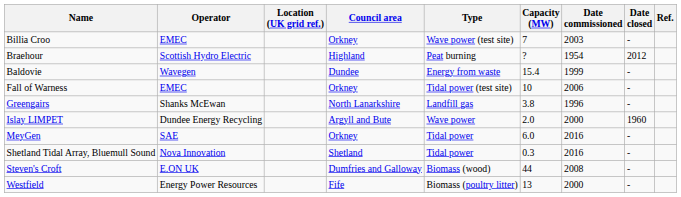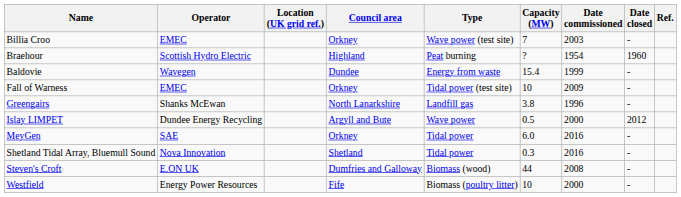(637, 56) 2012 -> (637, 56) 1960
(574, 88) 2006 -> (574, 88) 2009
(528, 120) 2.0 -> (528, 120) 0.5
(637, 120) 1960 -> (637, 120) 2012
(527, 184) 13 -> (527, 184) 10
